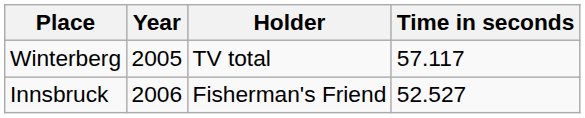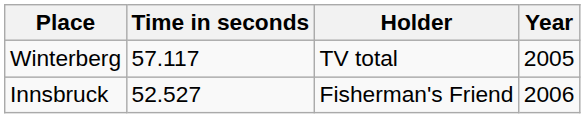columns swapped: (486, 22) <-> (157, 22)
